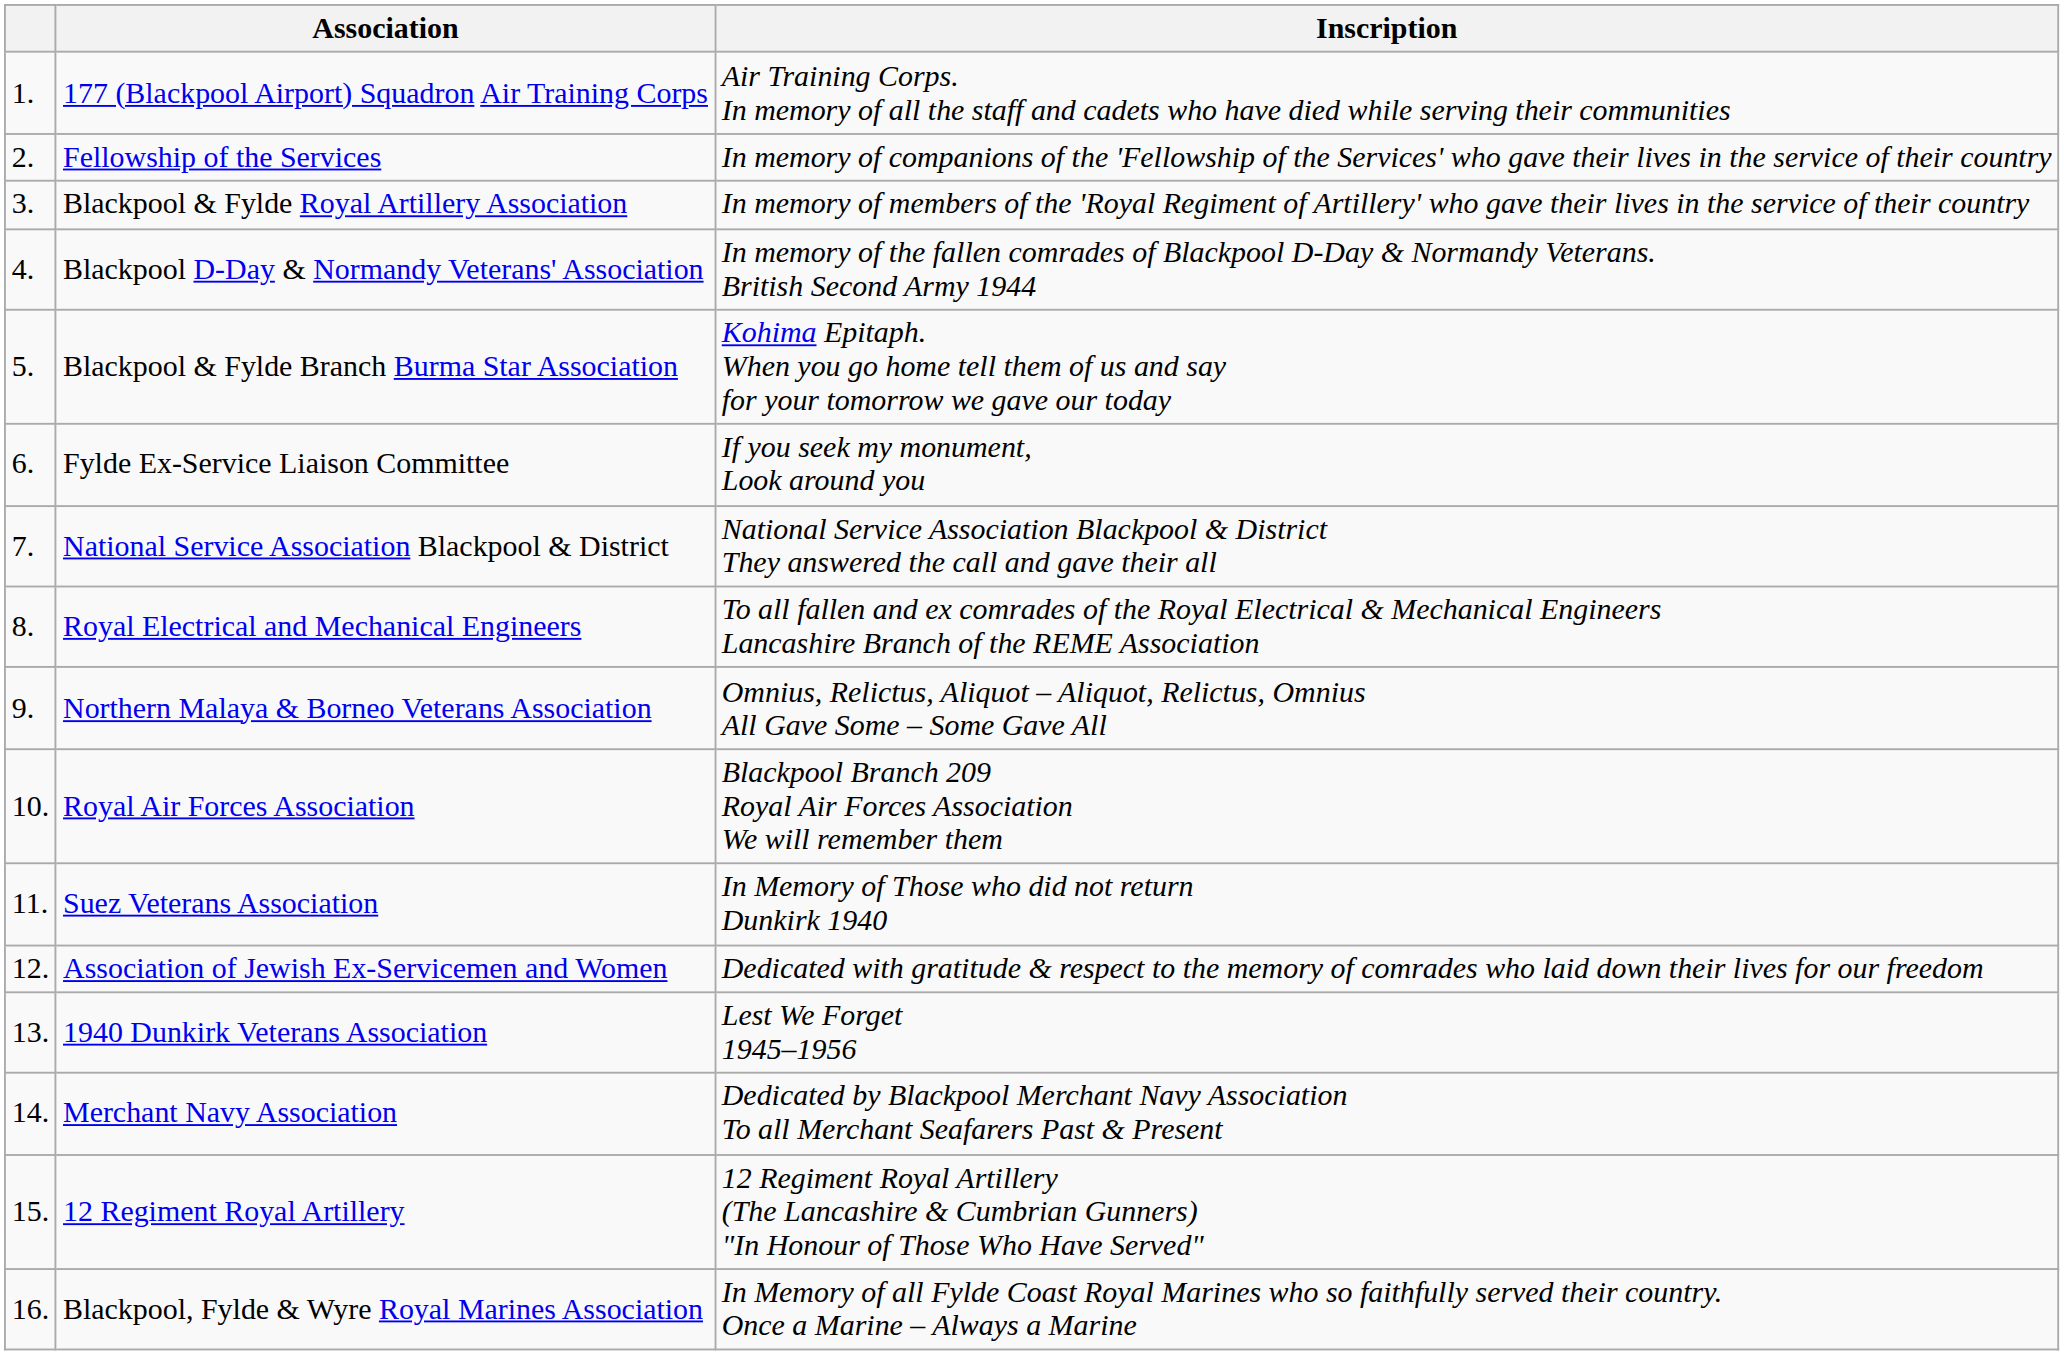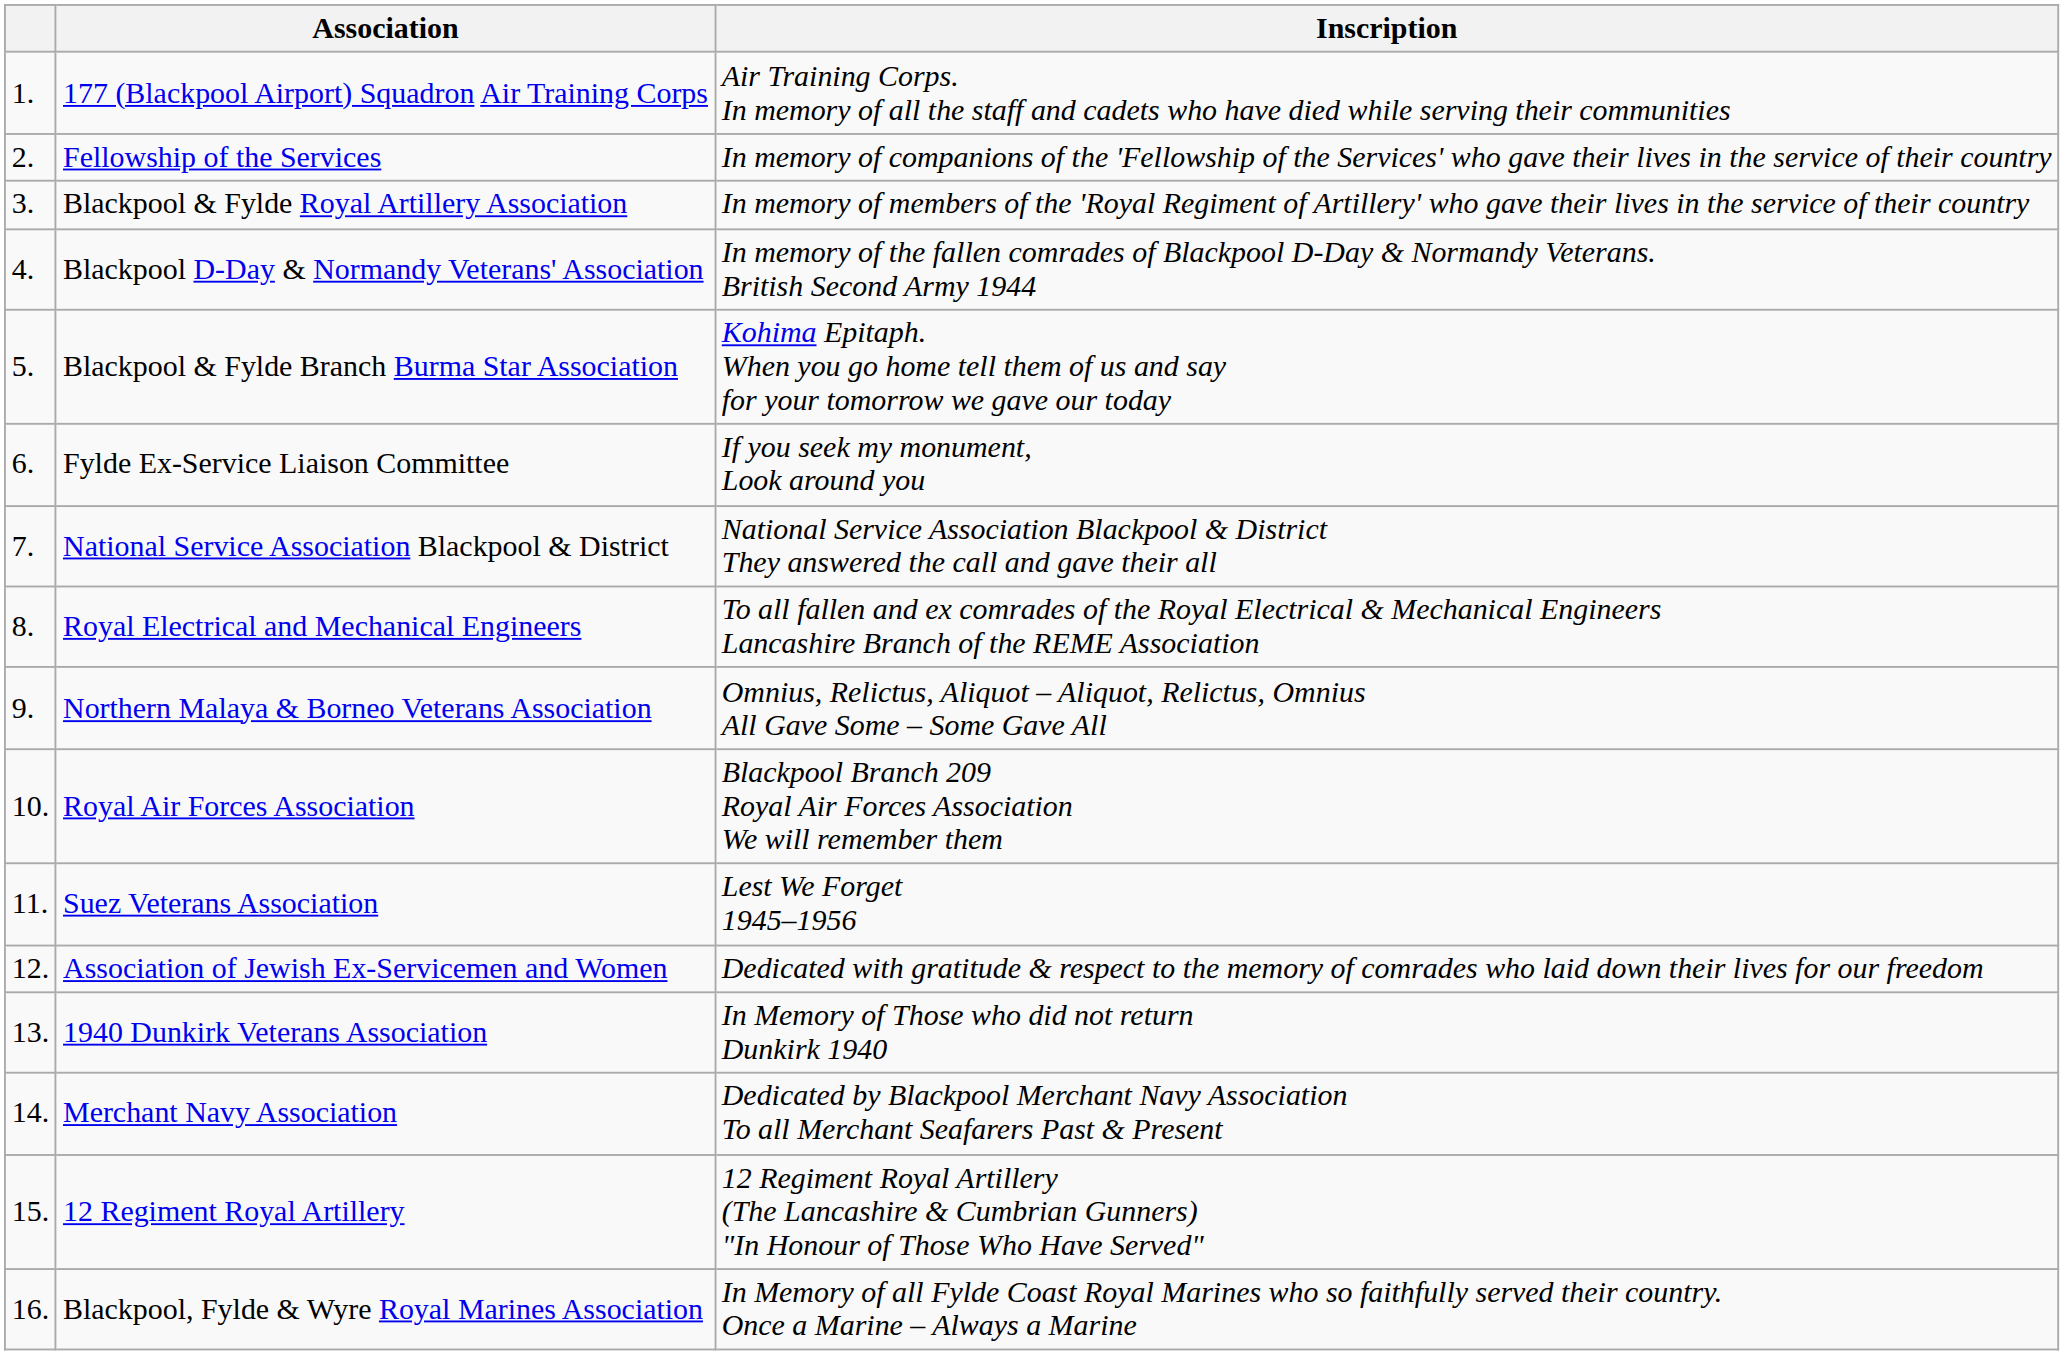(958, 903) In Memory of Those who did not return Dunkirk 1940 -> (812, 903) Lest We Forget 1945–1956
(812, 1032) Lest We Forget 1945–1956 -> (958, 1032) In Memory of Those who did not return Dunkirk 1940
